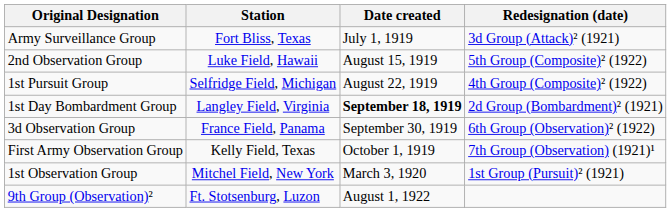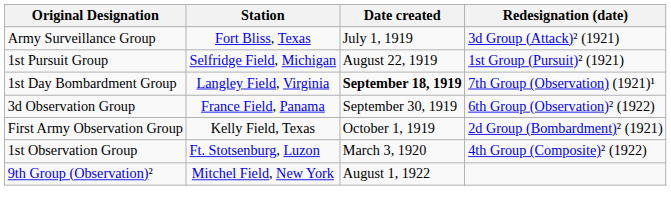- row: (75, 60)
(558, 83) 4th Group (Composite)² (1922) -> (546, 60) 1st Group (Pursuit)² (1921)
(565, 106) 2d Group (Bombardment)² (1921) -> (561, 83) 7th Group (Observation) (1921)¹
(561, 151) 7th Group (Observation) (1921)¹ -> (565, 128) 2d Group (Bombardment)² (1921)
(263, 173) Mitchel Field, New York -> (255, 151) Ft. Stotsenburg, Luzon
(546, 173) 1st Group (Pursuit)² (1921) -> (558, 151) 4th Group (Composite)² (1922)
(255, 196) Ft. Stotsenburg, Luzon -> (263, 173) Mitchel Field, New York
